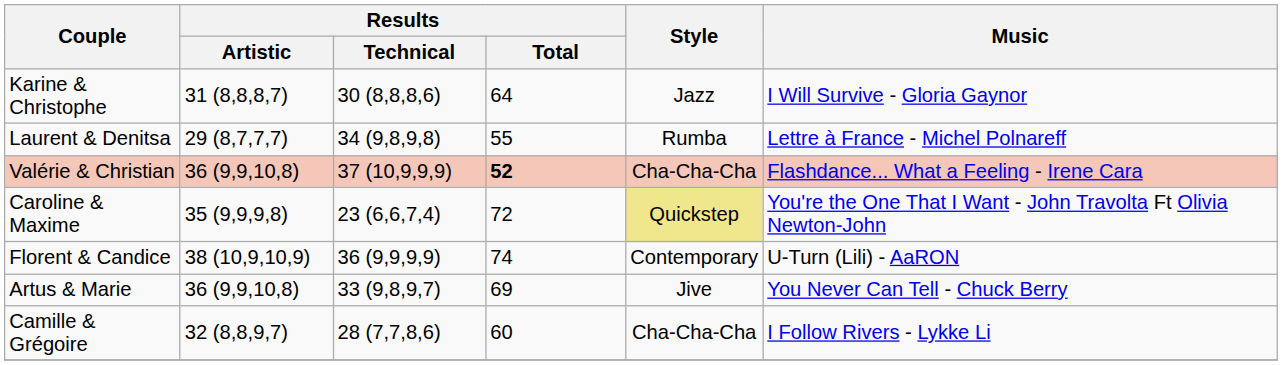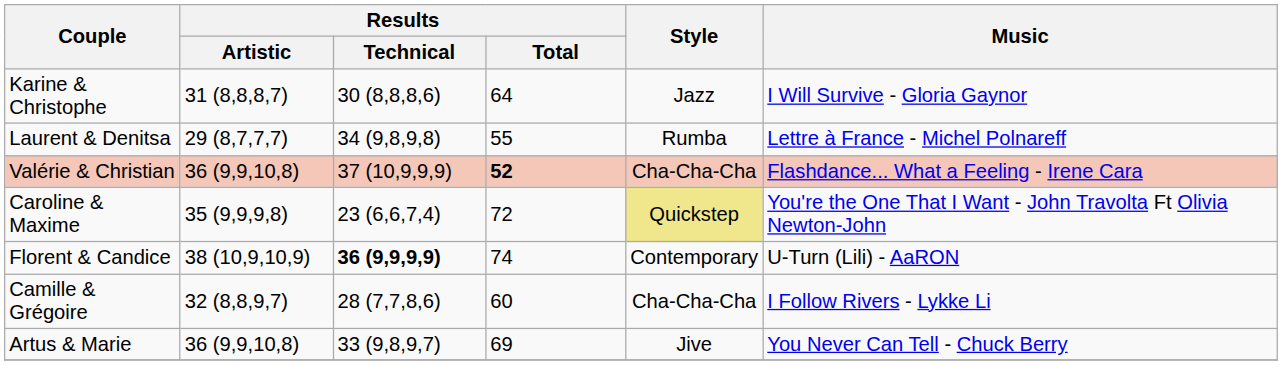(389, 257) normal -> (389, 257) bold
rows swapped: (70, 289) <-> (52, 332)
